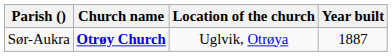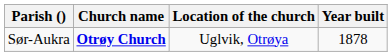(353, 39) 1887 -> (353, 39) 1878
